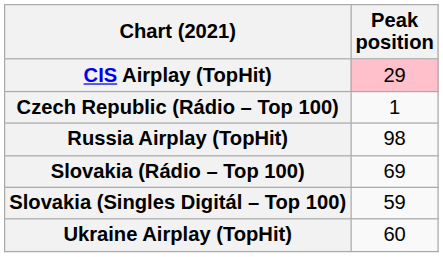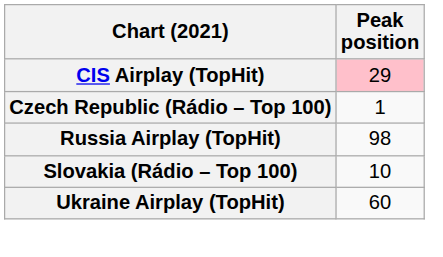(395, 171) 69 -> (380, 171) 10
- row: (178, 203)
